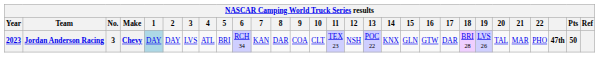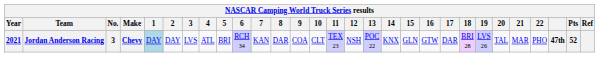(14, 41) 2023 -> (14, 41) 2021
(573, 41) 50 -> (573, 41) 52
